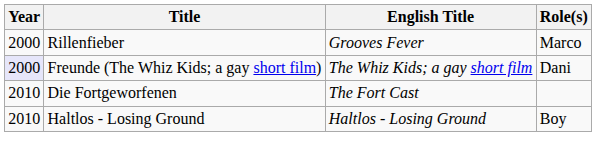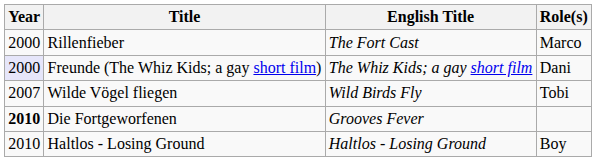(376, 42) Grooves Fever -> (374, 42) The Fort Cast
+ row: (112, 93)
(24, 93) normal -> (24, 118) bold
(374, 93) The Fort Cast -> (376, 118) Grooves Fever
